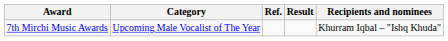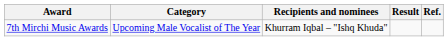columns swapped: (380, 12) <-> (273, 12)
